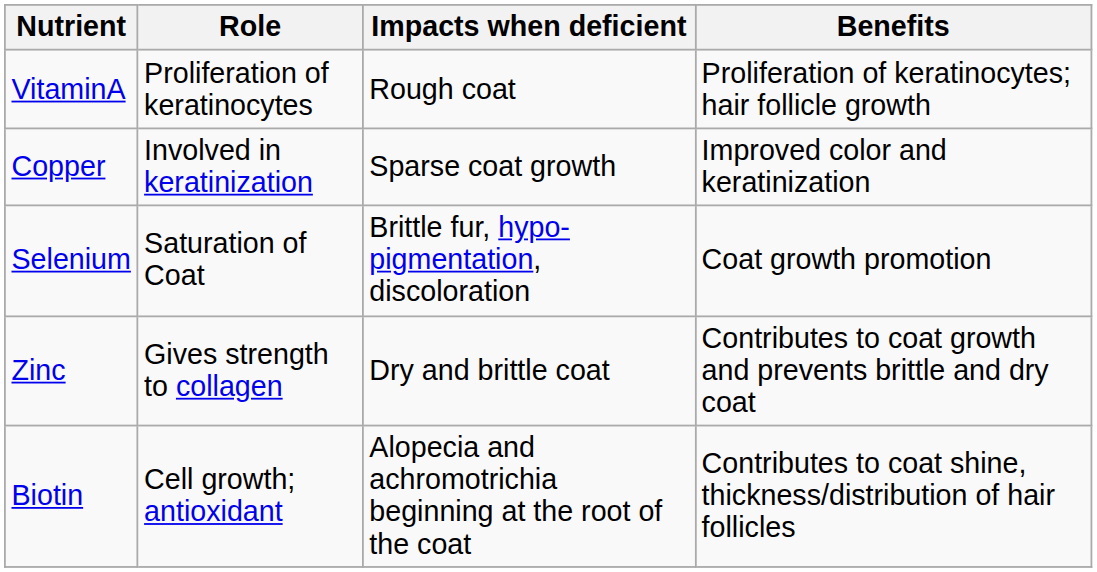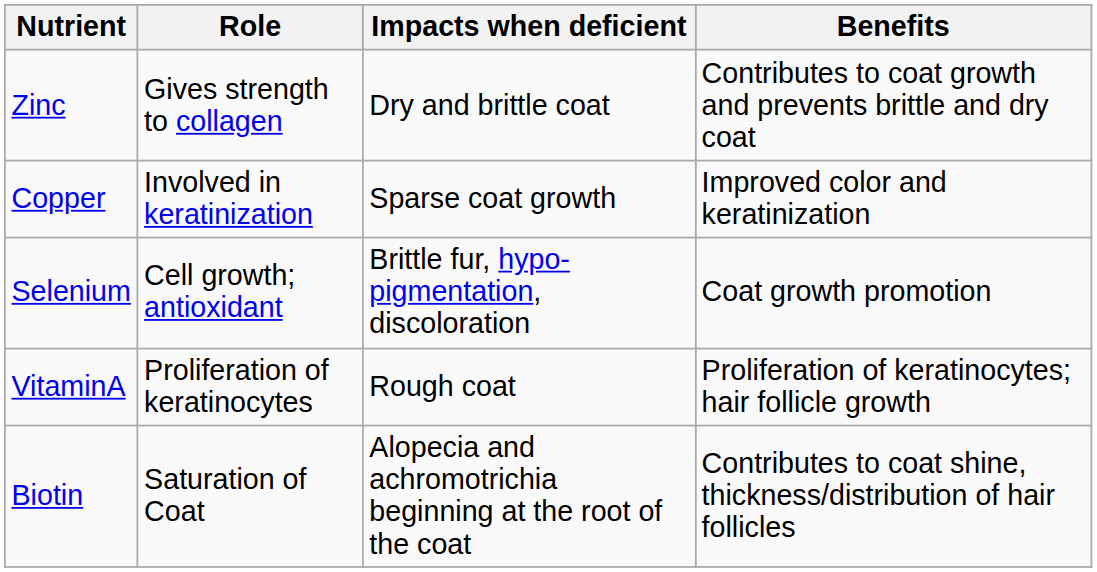rows swapped: (39, 369) <-> (69, 88)
(225, 260) Saturation of Coat -> (220, 292) Cell growth; antioxidant
(220, 495) Cell growth; antioxidant -> (225, 495) Saturation of Coat
